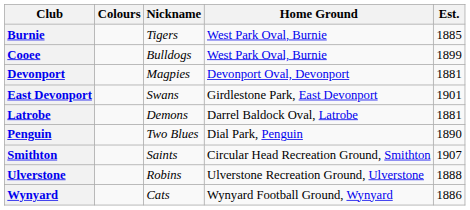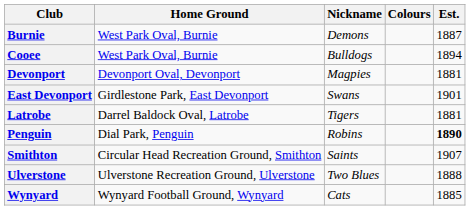columns swapped: (119, 14) <-> (319, 14)
(162, 34) Tigers -> (348, 34) Demons
(449, 34) 1885 -> (449, 34) 1887
(449, 54) 1899 -> (449, 54) 1894
(167, 114) Demons -> (343, 114) Tigers
(172, 134) Two Blues -> (345, 134) Robins
(449, 134) normal -> (449, 134) bold
(164, 174) Robins -> (353, 174) Two Blues
(449, 194) 1886 -> (449, 194) 1885
